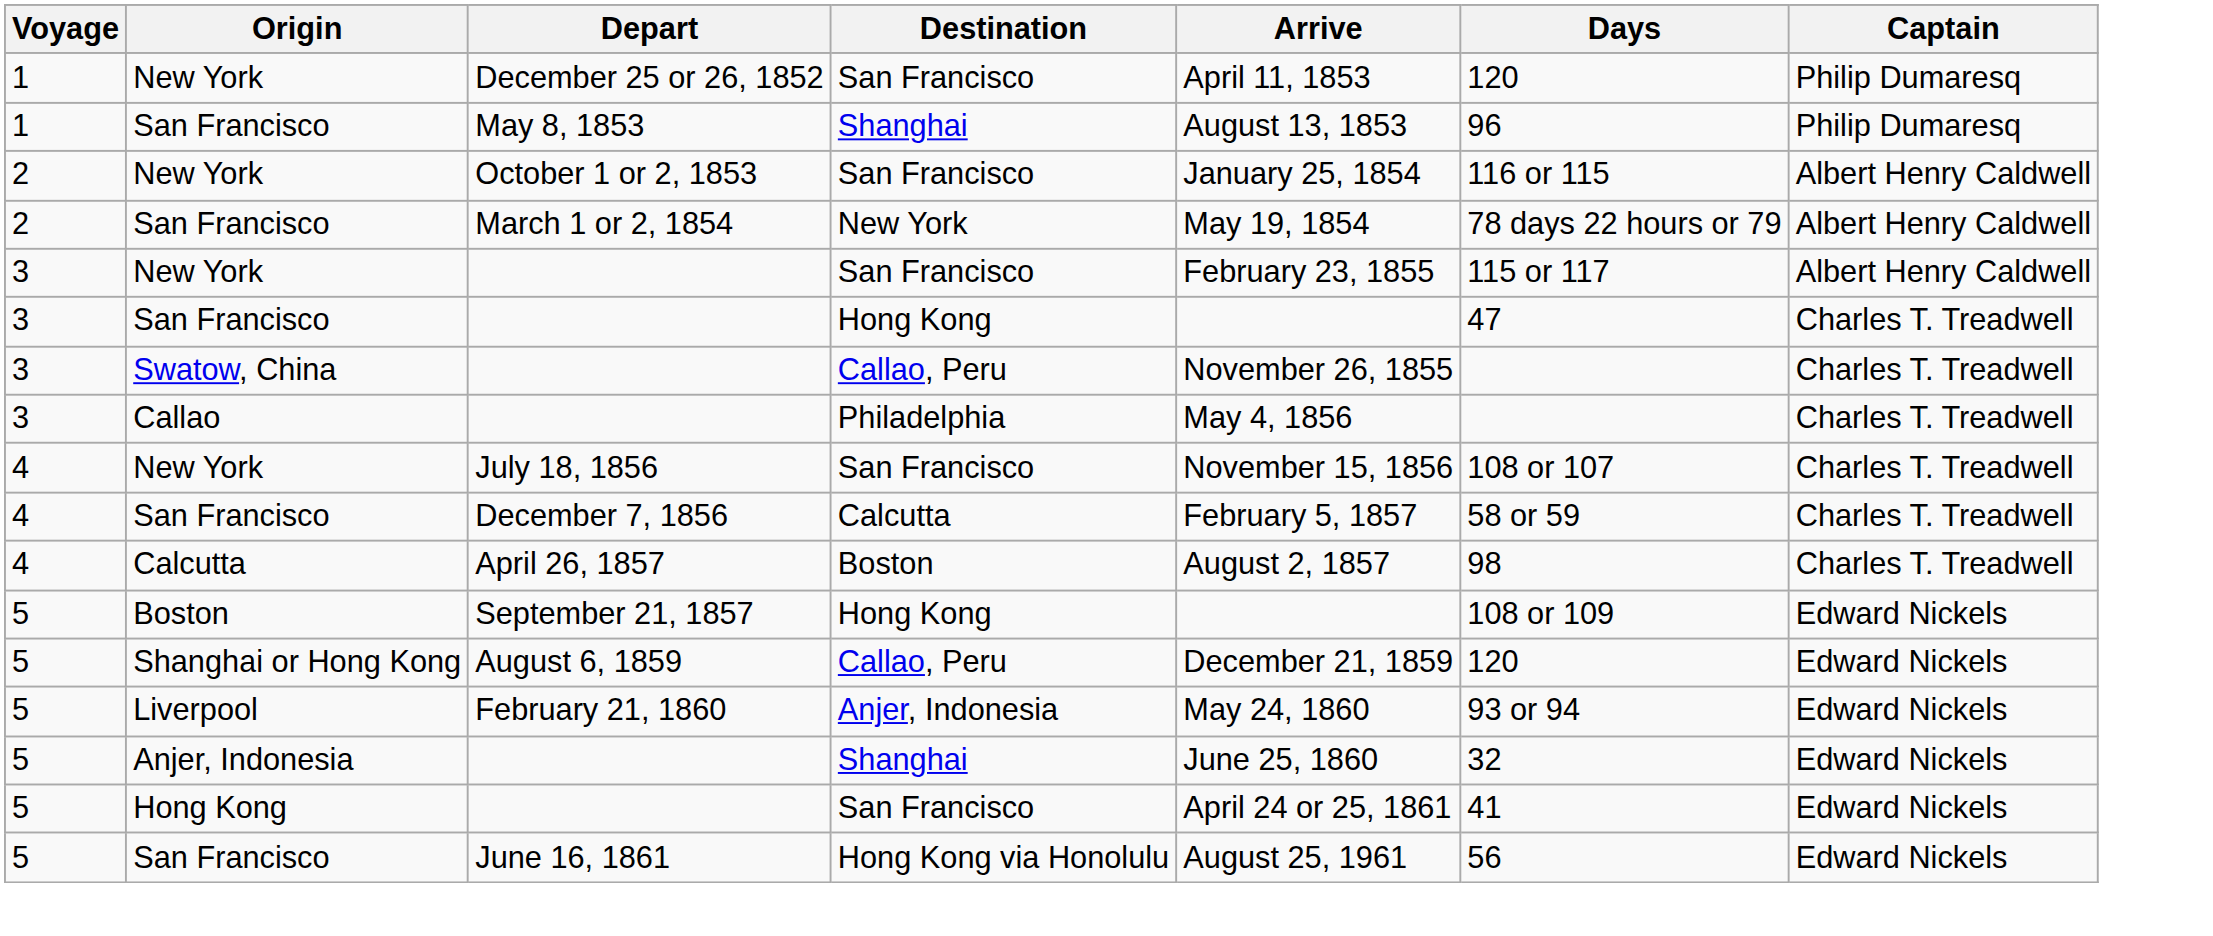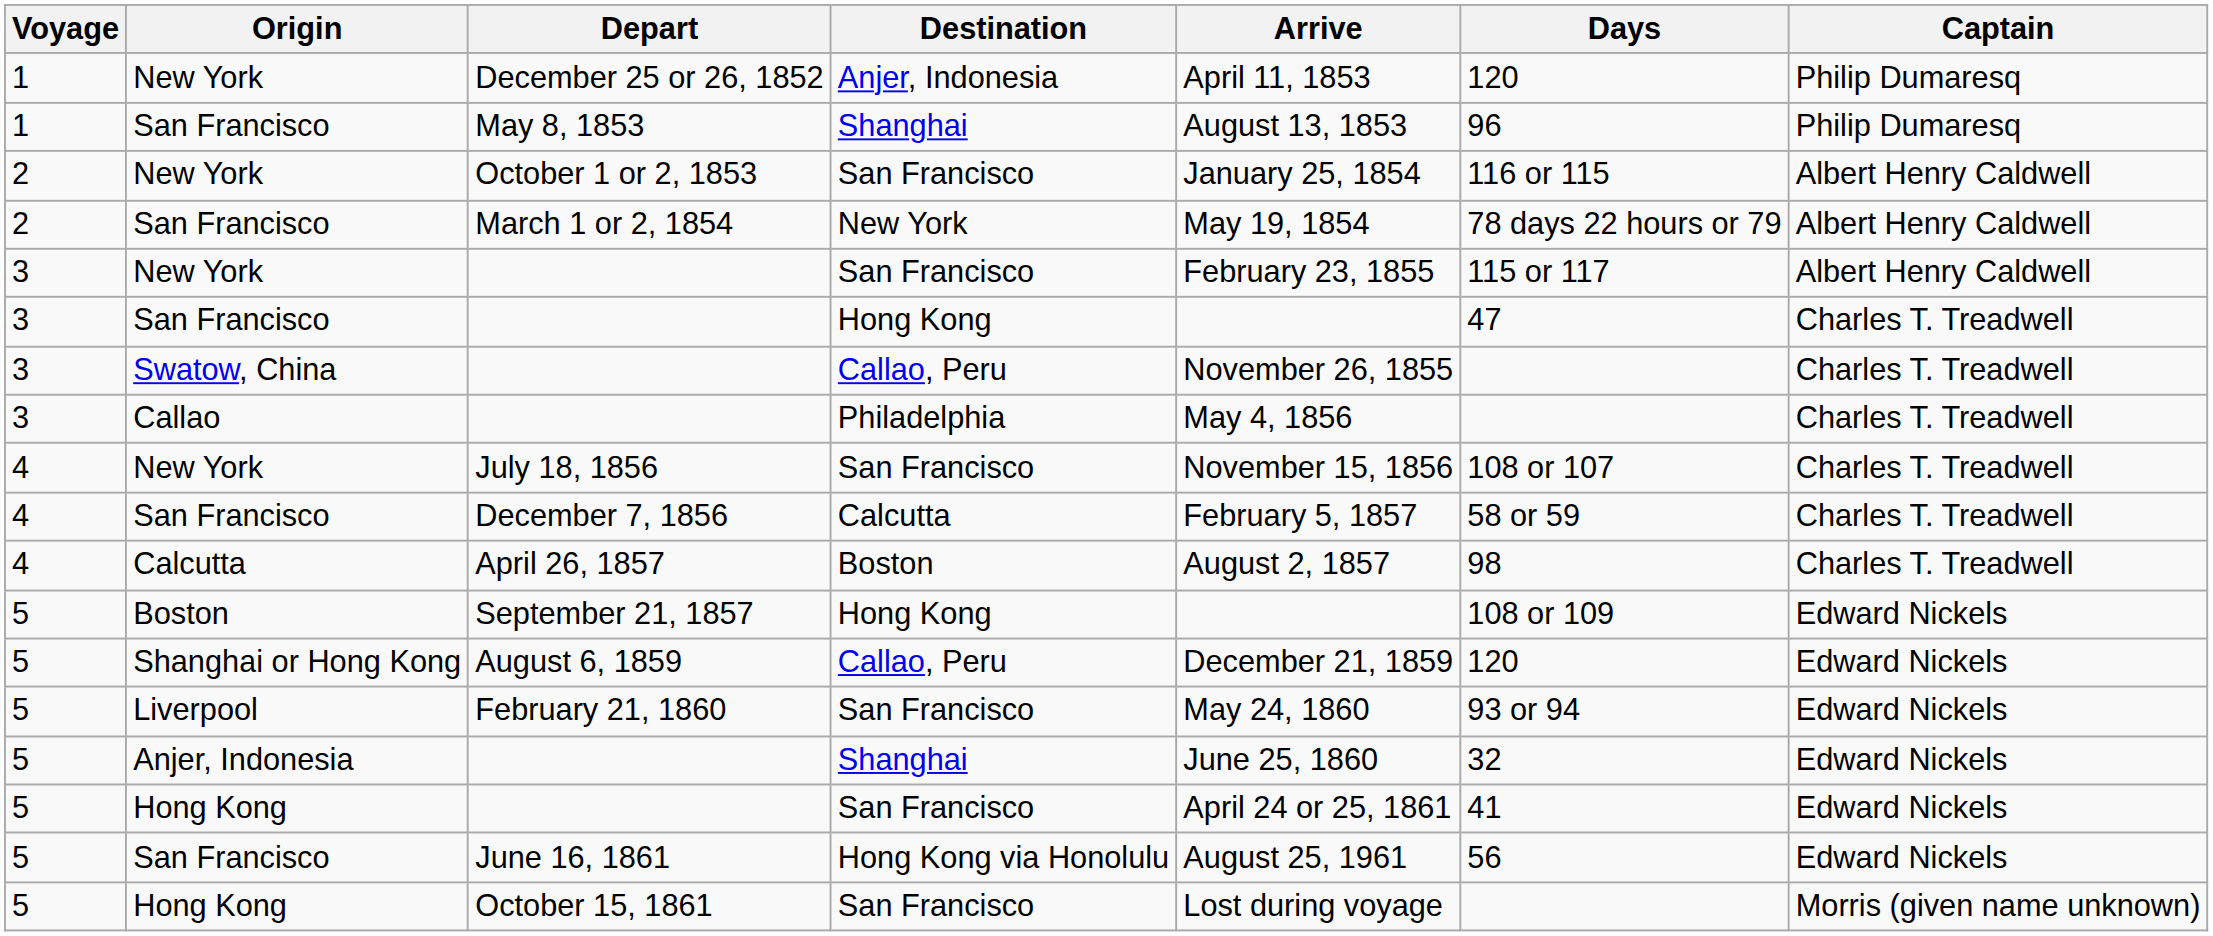(936, 77) San Francisco -> (948, 77) Anjer, Indonesia
(948, 710) Anjer, Indonesia -> (936, 710) San Francisco
+ row: (210, 905)
